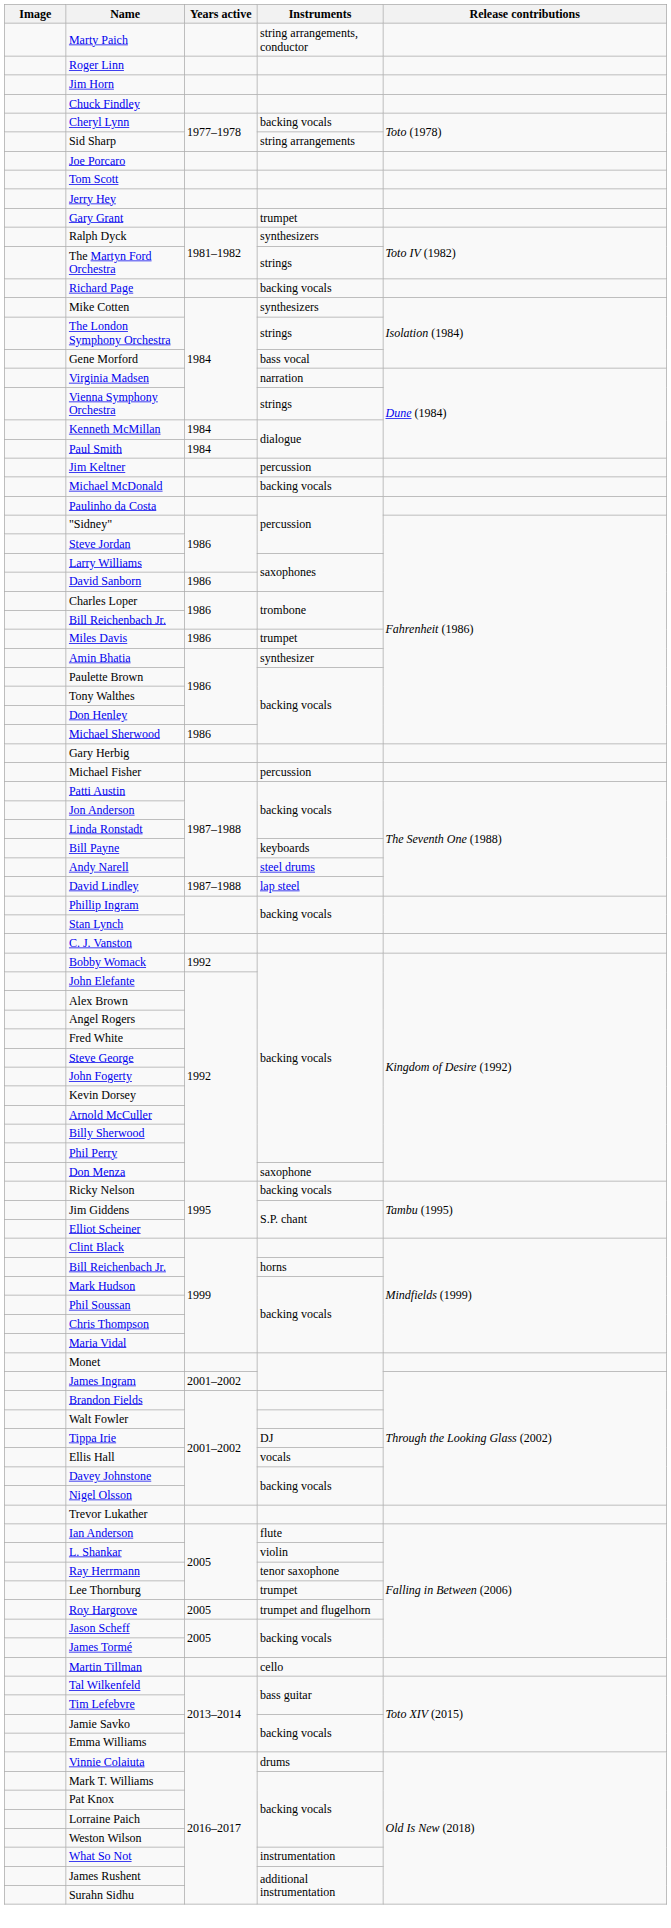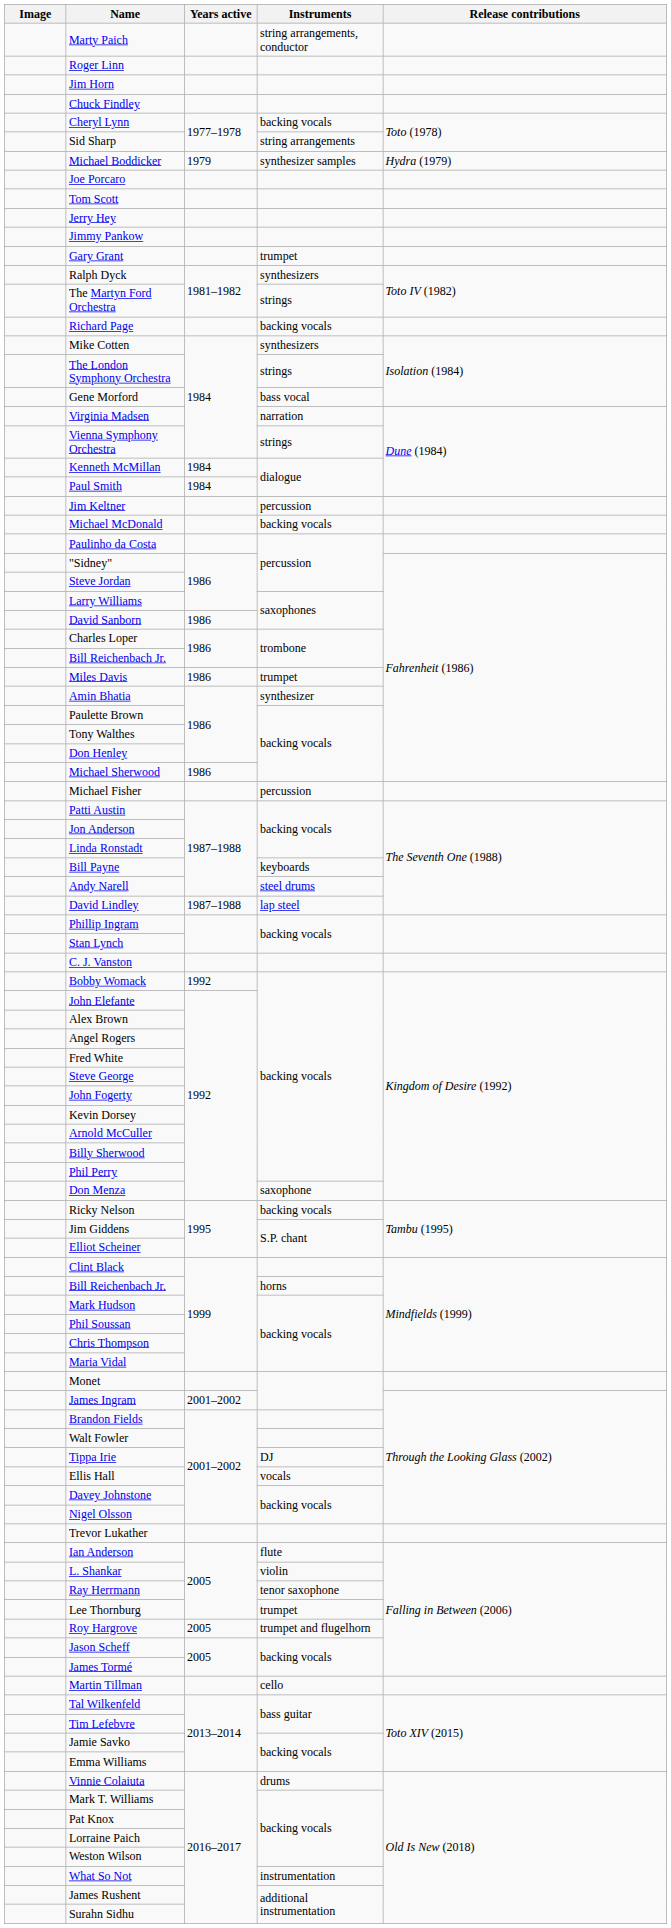+ row: (115, 160)
+ row: (106, 236)
- row: (99, 753)
